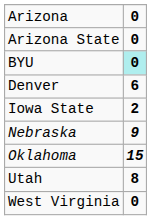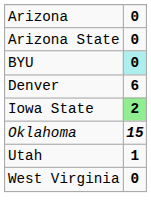(135, 109) no background -> (135, 109) lightgreen background
- row: (42, 133)
(135, 179) 8 -> (135, 156) 1
